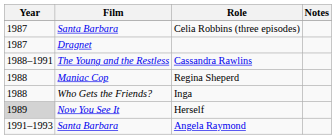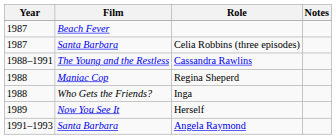+ row: (83, 28)
- row: (75, 45)
(17, 110) lightgrey background -> (17, 110) no background
